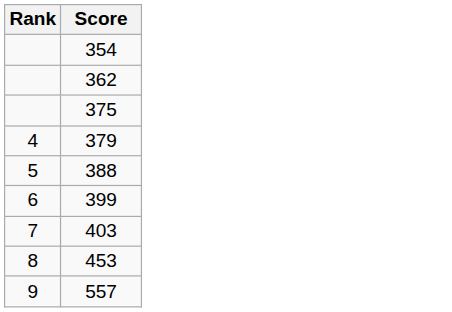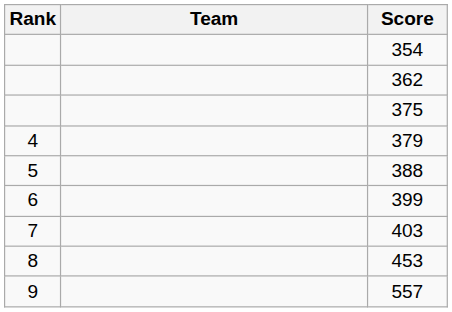+ column: (214, 19)
